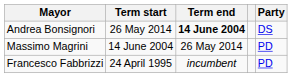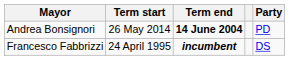(265, 30) DS -> (263, 30) PD
- row: (47, 47)
(212, 64) normal -> (209, 47) bold
(265, 64) PD -> (263, 47) DS
